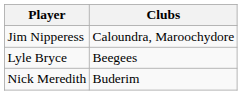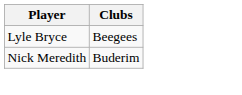- row: (46, 36)
